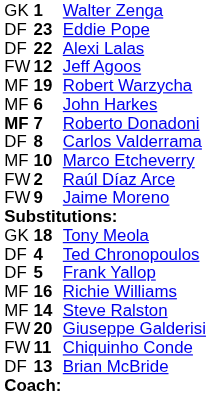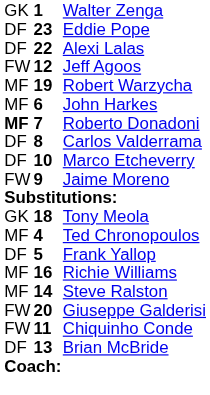(16, 160) MF -> (16, 160) DF
- row: (119, 179)
(16, 254) DF -> (16, 235) MF
